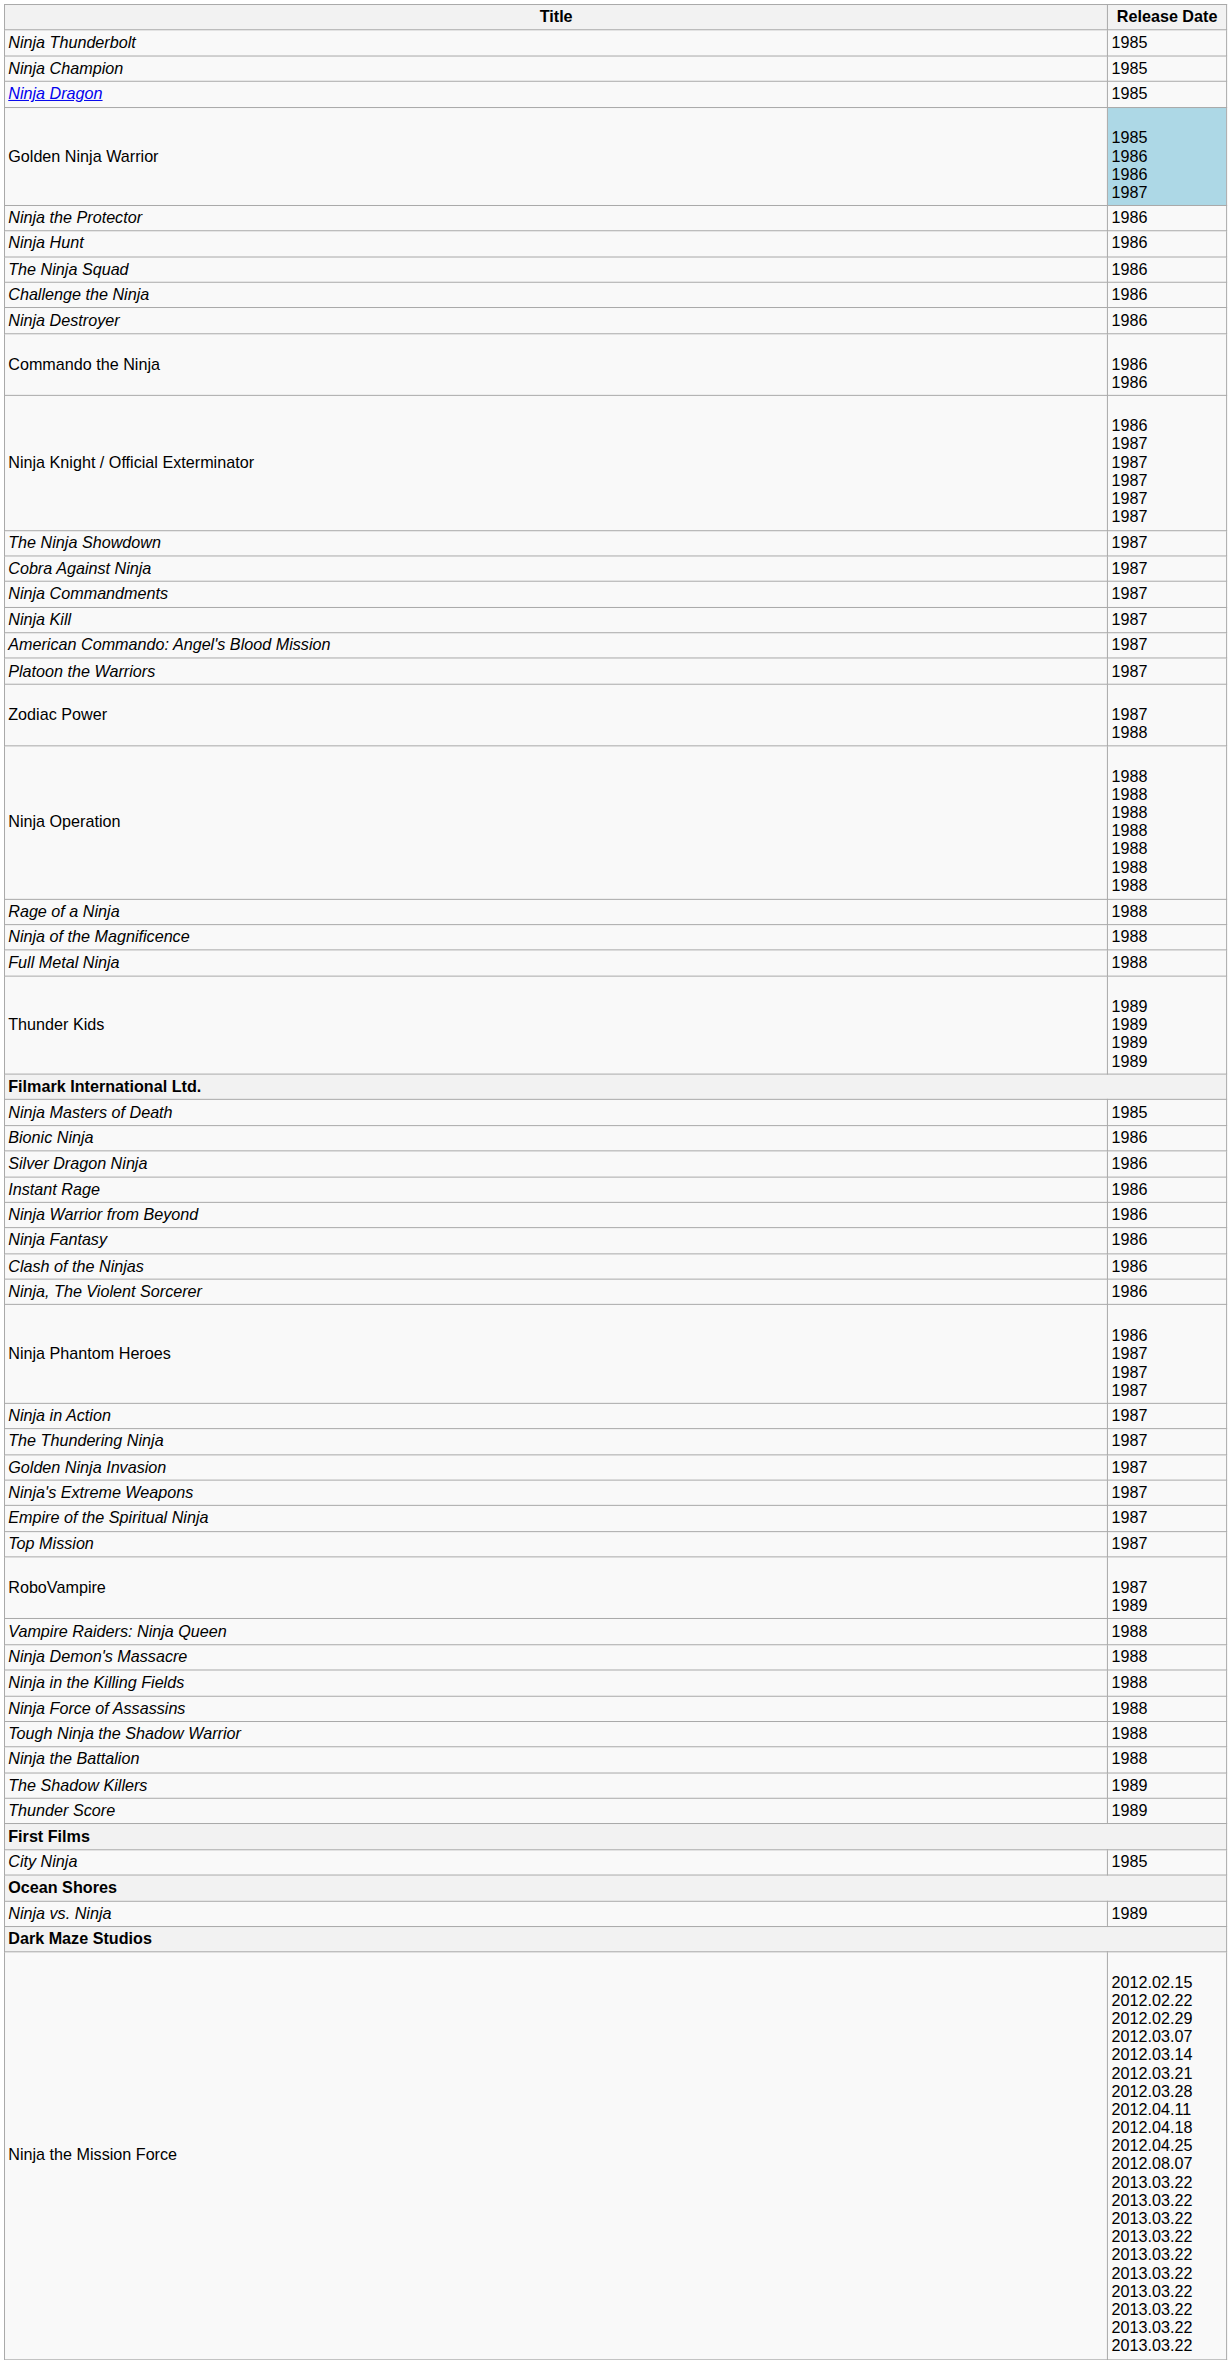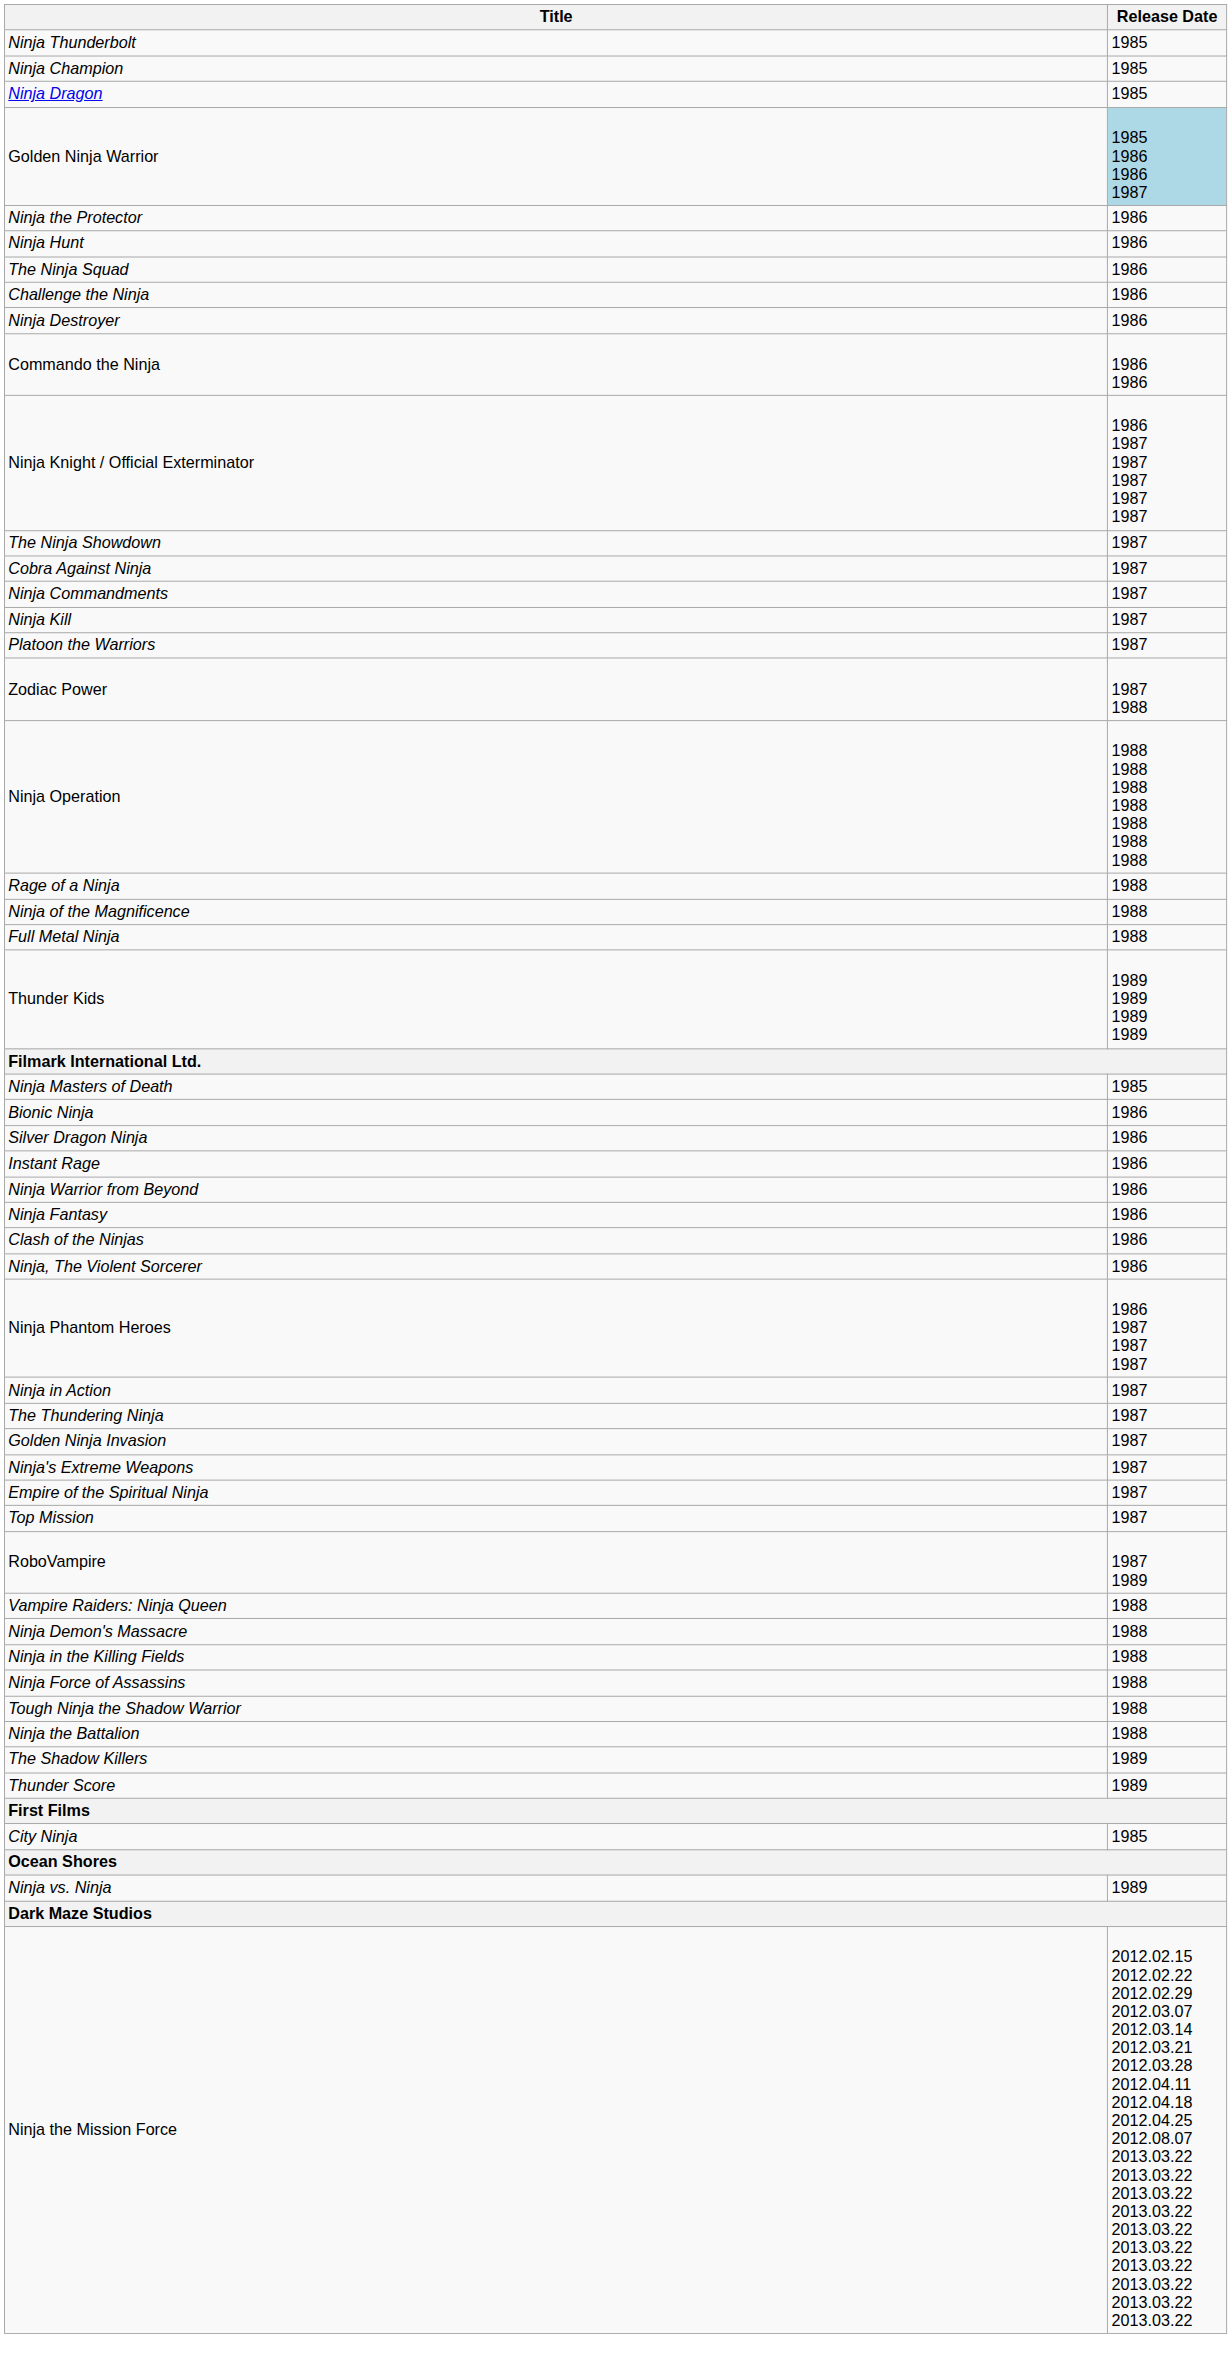- row: (169, 645)
